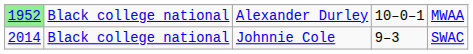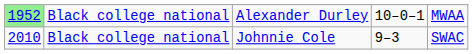(24, 38) 2014 -> (24, 38) 2010
